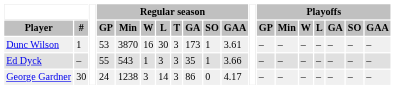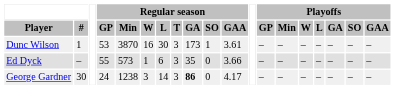(125, 61) 543 -> (125, 61) 573
(161, 61) 3 -> (161, 61) 6
(208, 61) 1 -> (208, 61) 0
(190, 77) normal -> (190, 77) bold
